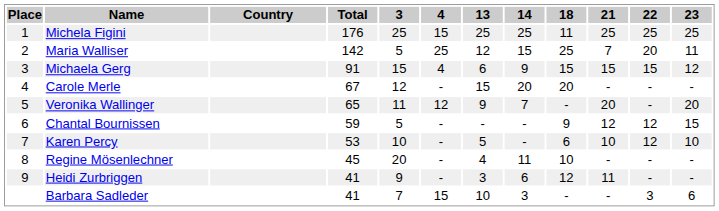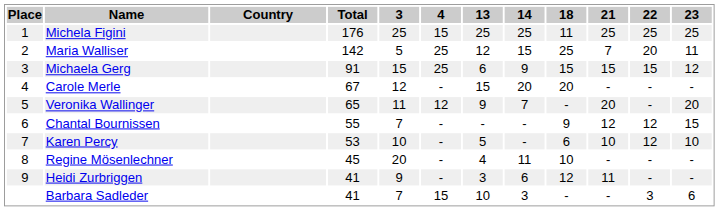(441, 69) 4 -> (441, 69) 25
(353, 123) 59 -> (353, 123) 55
(399, 123) 5 -> (399, 123) 7
